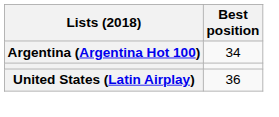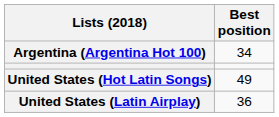+ row: (110, 79)
